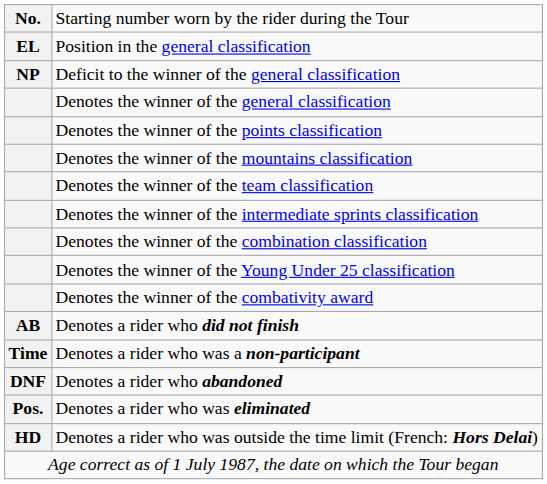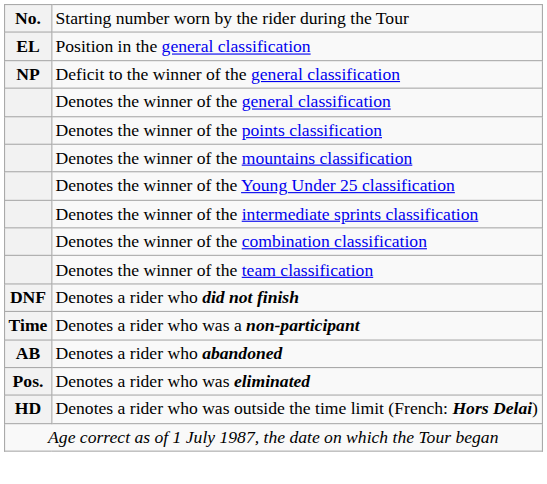rows swapped: (255, 269) <-> (214, 185)
- row: (214, 297)
(28, 325) AB -> (28, 297) DNF
(28, 381) DNF -> (28, 353) AB
